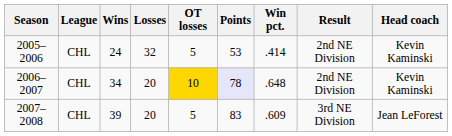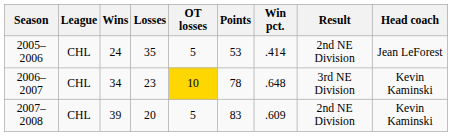(150, 51) 32 -> (150, 51) 35
(410, 51) Kevin Kaminski -> (410, 51) Jean LeForest
(150, 83) 20 -> (150, 83) 23
(235, 83) lavender background -> (235, 83) no background
(335, 83) 2nd NE Division -> (335, 83) 3rd NE Division
(335, 115) 3rd NE Division -> (335, 115) 2nd NE Division
(410, 115) Jean LeForest -> (410, 115) Kevin Kaminski
